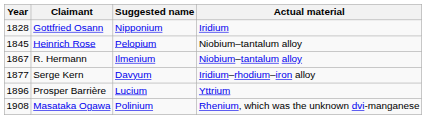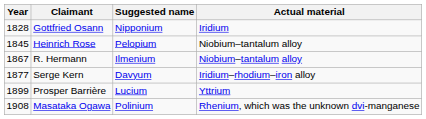(18, 91) 1896 -> (18, 91) 1899
